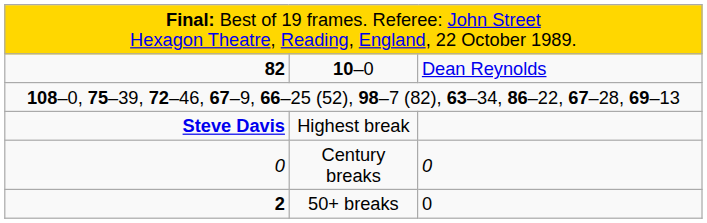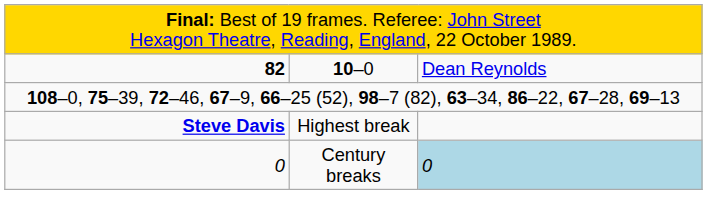(427, 165) no background -> (427, 165) lightblue background
- row: (353, 204)
